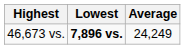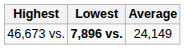(153, 34) 24,249 -> (153, 34) 24,149
